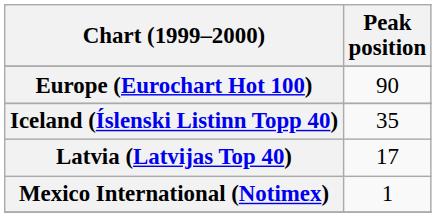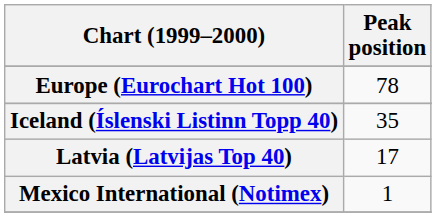(387, 84) 90 -> (387, 84) 78
